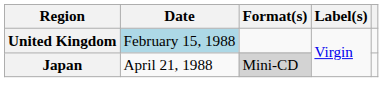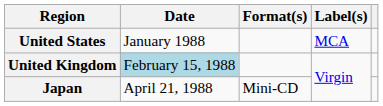+ row: (62, 40)
(270, 64) lightgrey background -> (270, 88) no background
